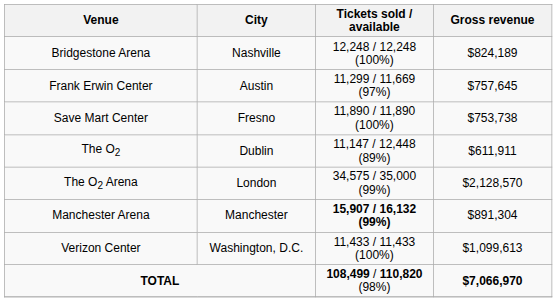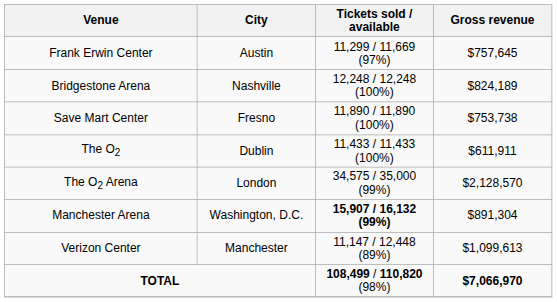rows swapped: (101, 53) <-> (101, 85)
(374, 150) 11,147 / 12,448 (89%) -> (374, 150) 11,433 / 11,433 (100%)
(256, 215) Manchester -> (256, 215) Washington, D.C.
(256, 248) Washington, D.C. -> (256, 248) Manchester
(374, 248) 11,433 / 11,433 (100%) -> (374, 248) 11,147 / 12,448 (89%)
